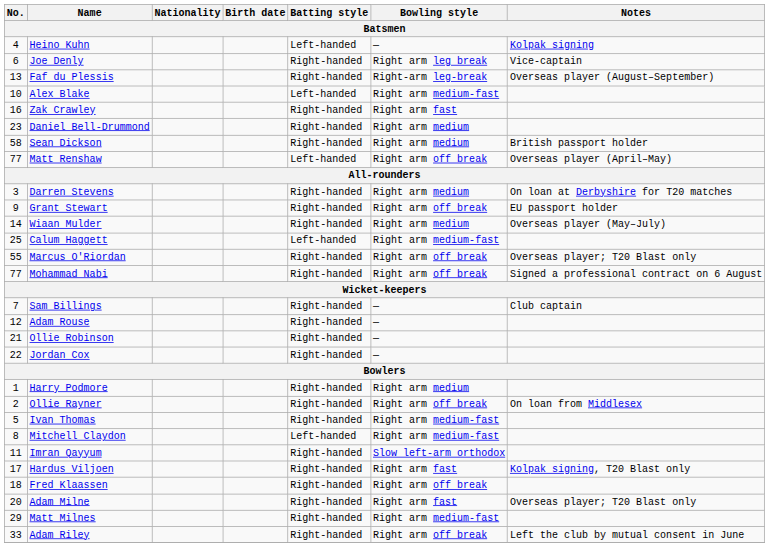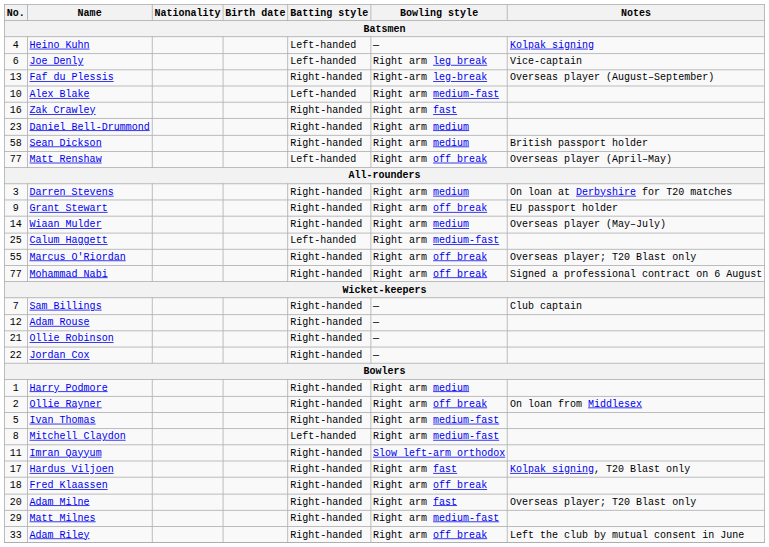(326, 61) Right-handed -> (323, 61) Left-handed
